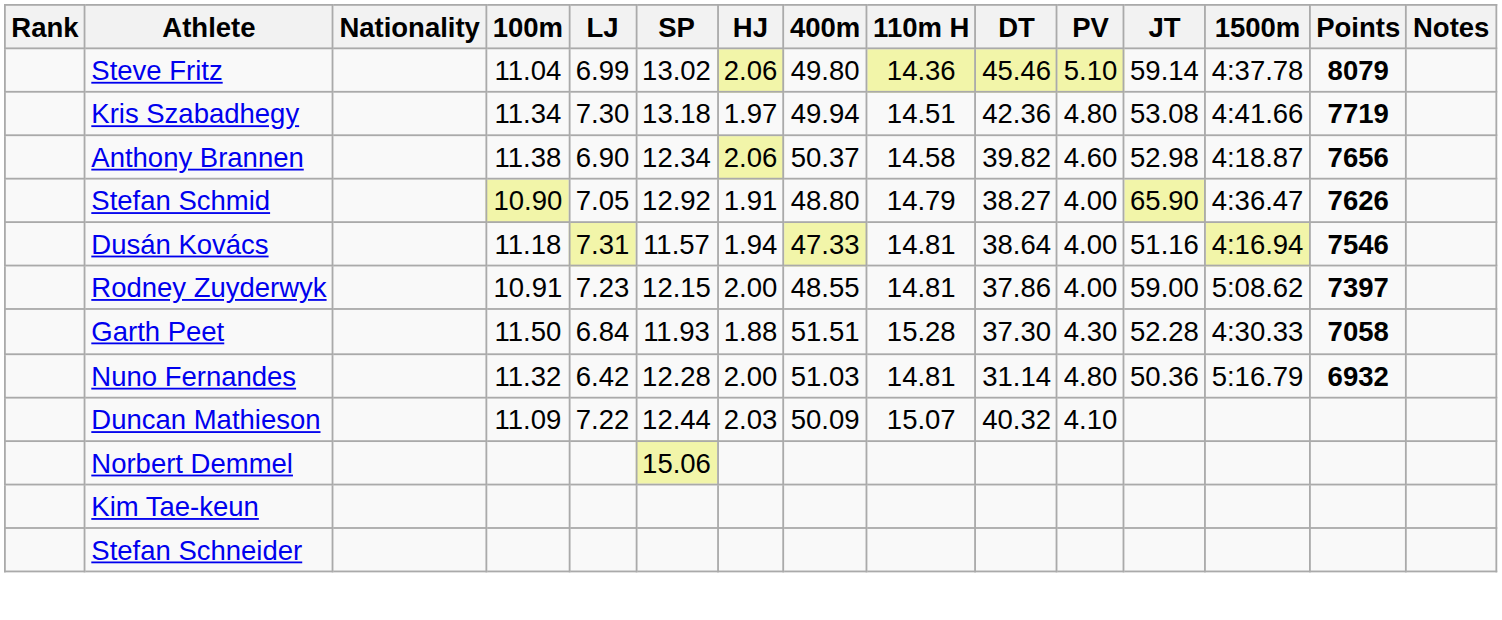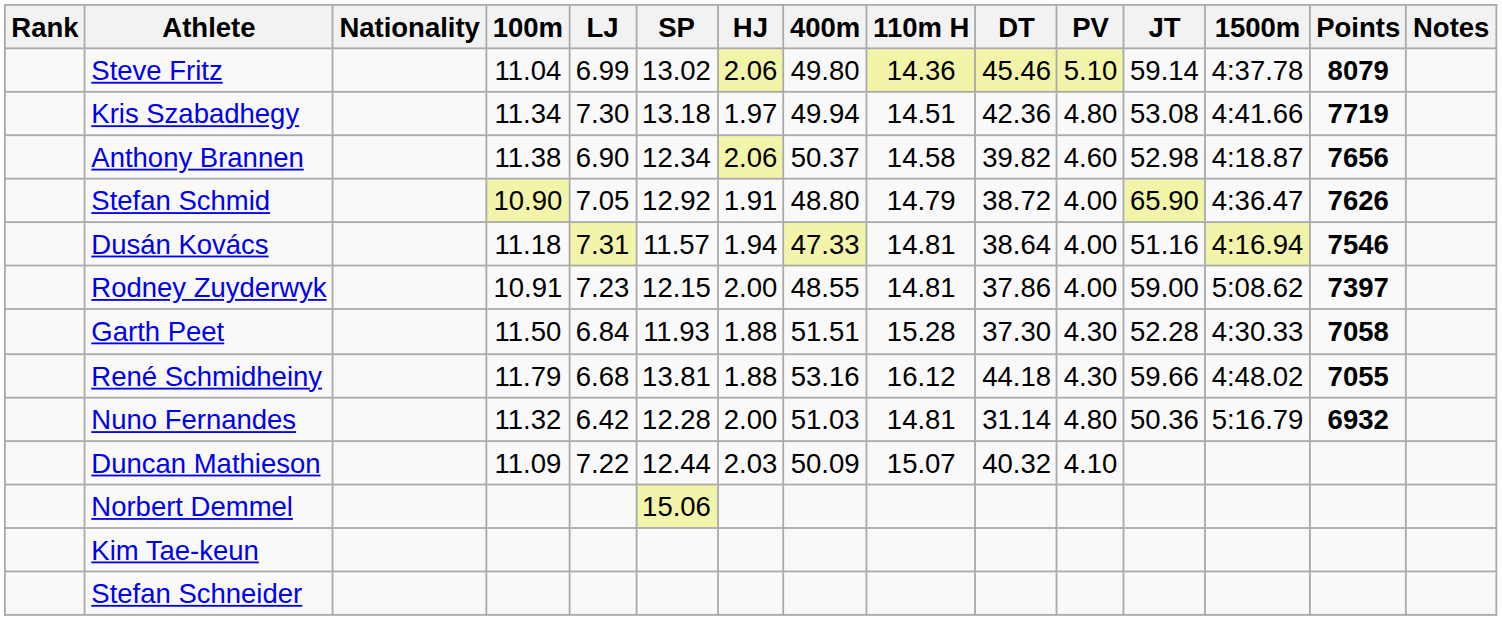(1017, 201) 38.27 -> (1017, 201) 38.72
+ row: (207, 375)
